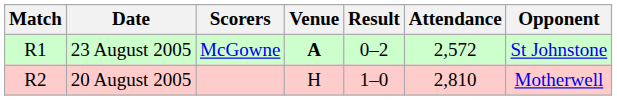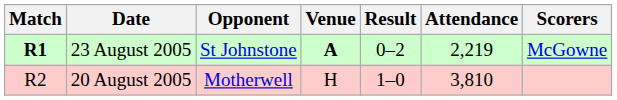columns swapped: (559, 19) <-> (240, 19)
(35, 49) normal -> (35, 49) bold
(455, 49) 2,572 -> (472, 49) 2,219
(455, 79) 2,810 -> (472, 79) 3,810
